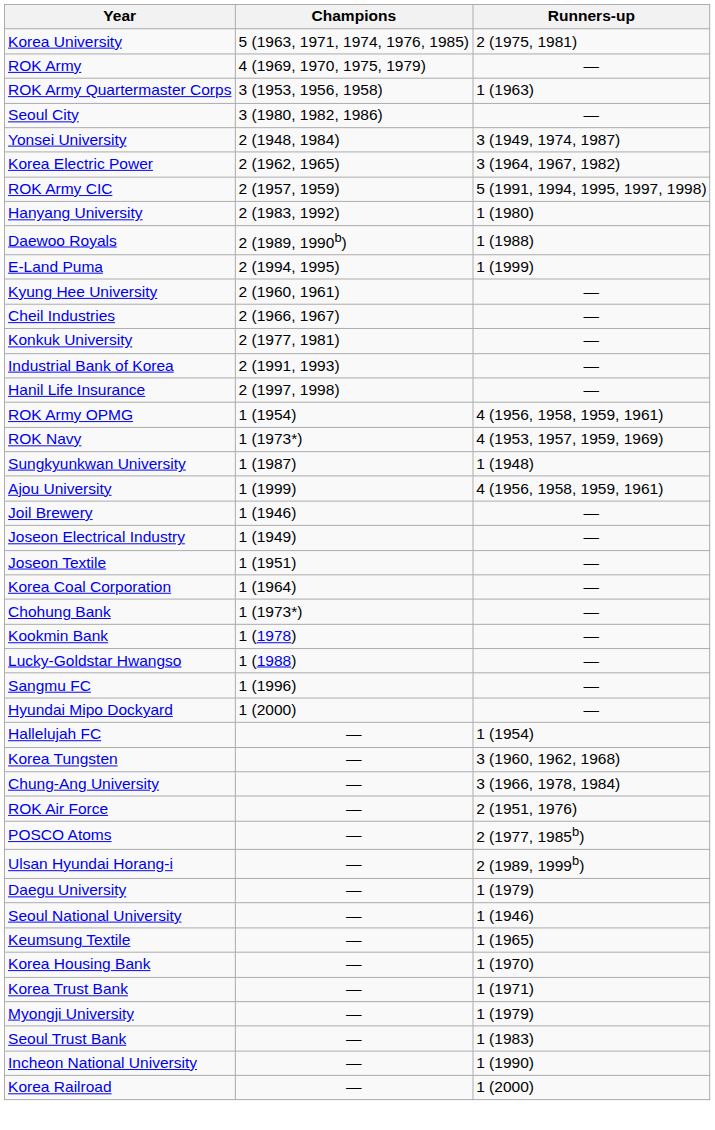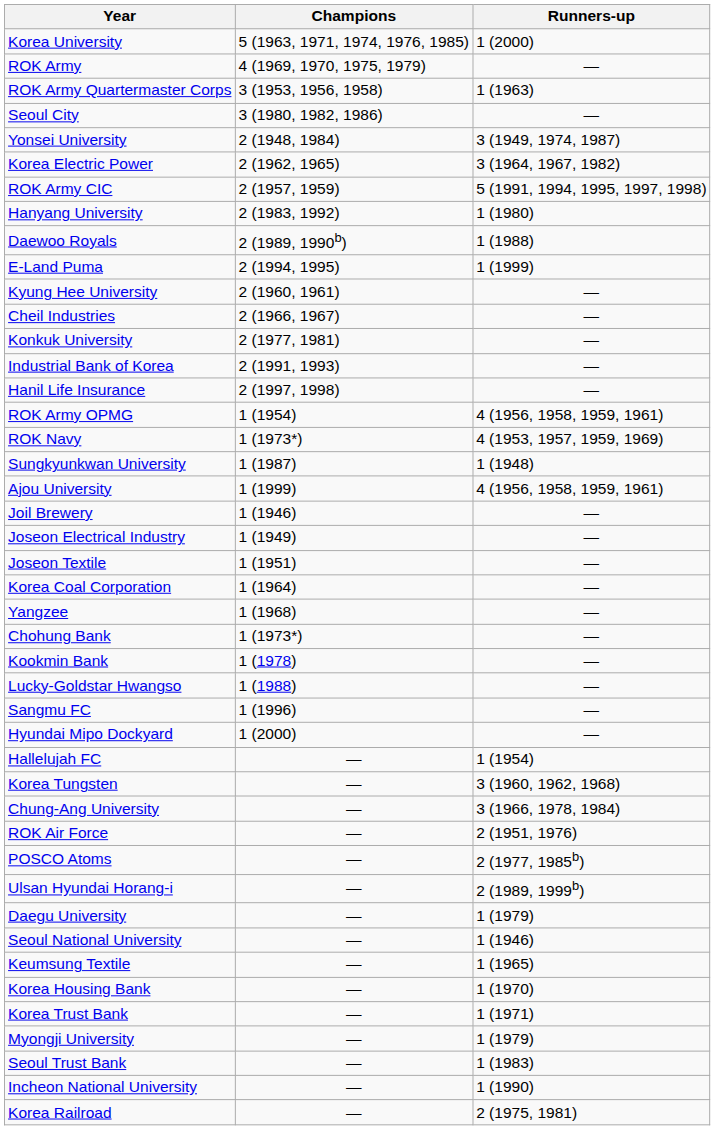(527, 41) 2 (1975, 1981) -> (505, 41) 1 (2000)
+ row: (38, 611)
(505, 1087) 1 (2000) -> (527, 1112) 2 (1975, 1981)
